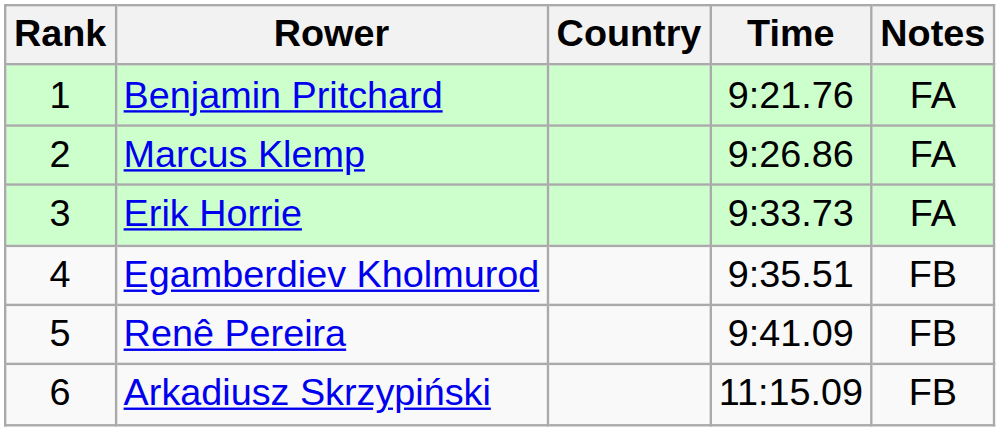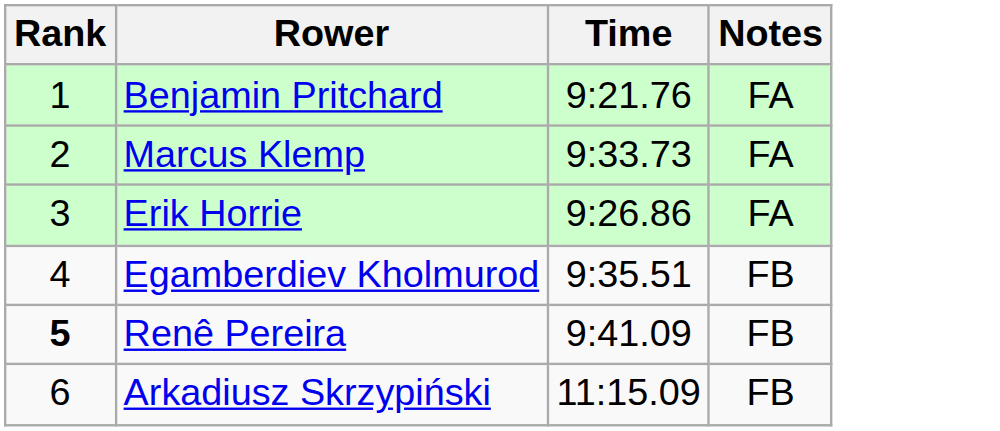- column: (629, 34)
(791, 154) 9:26.86 -> (629, 154) 9:33.73
(791, 214) 9:33.73 -> (629, 214) 9:26.86
(60, 333) normal -> (60, 333) bold
